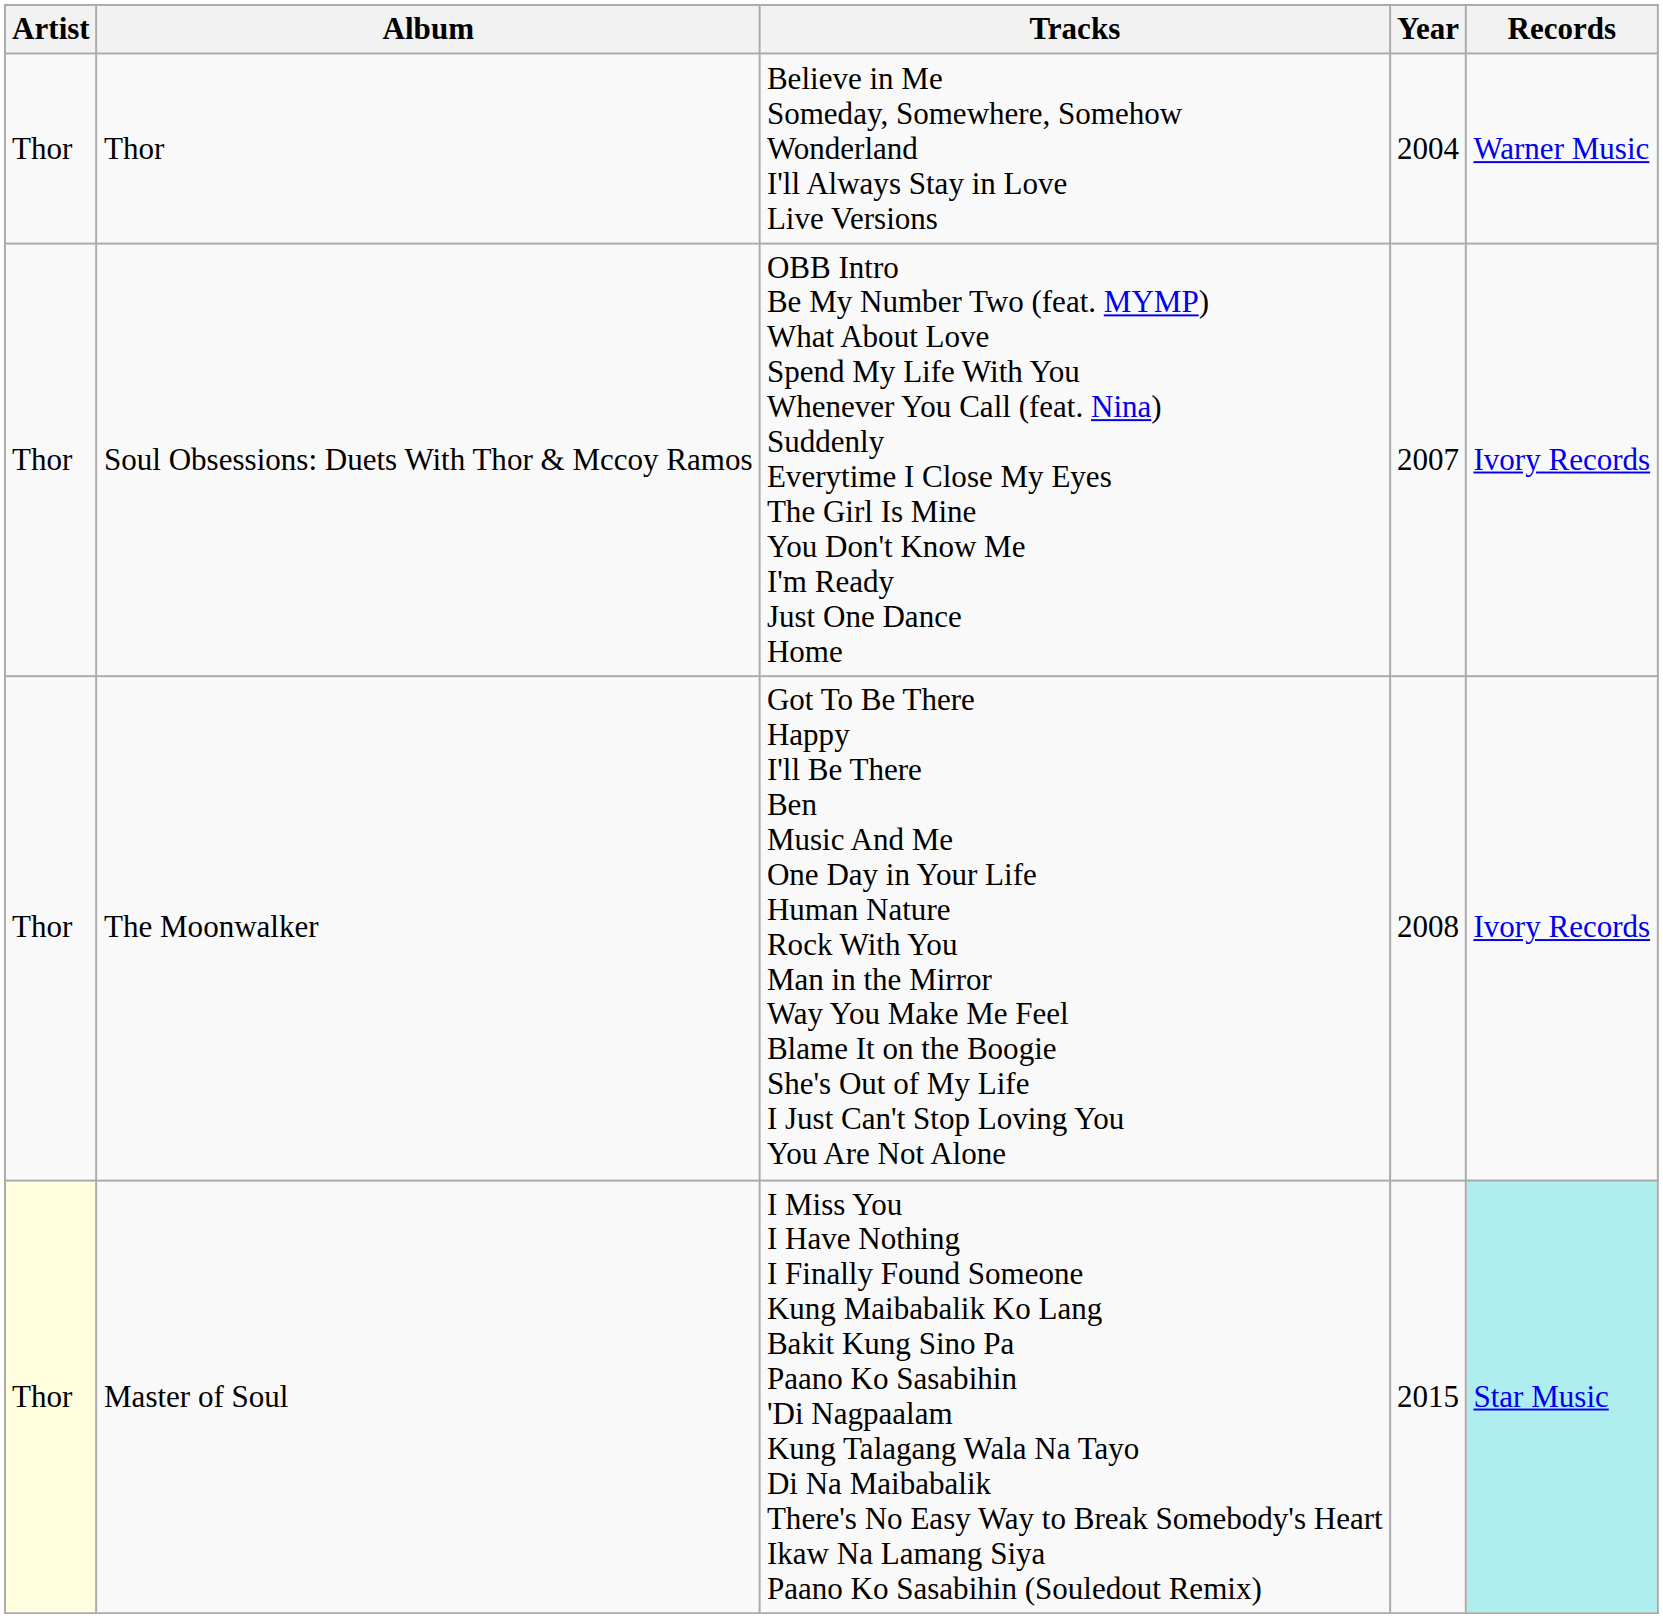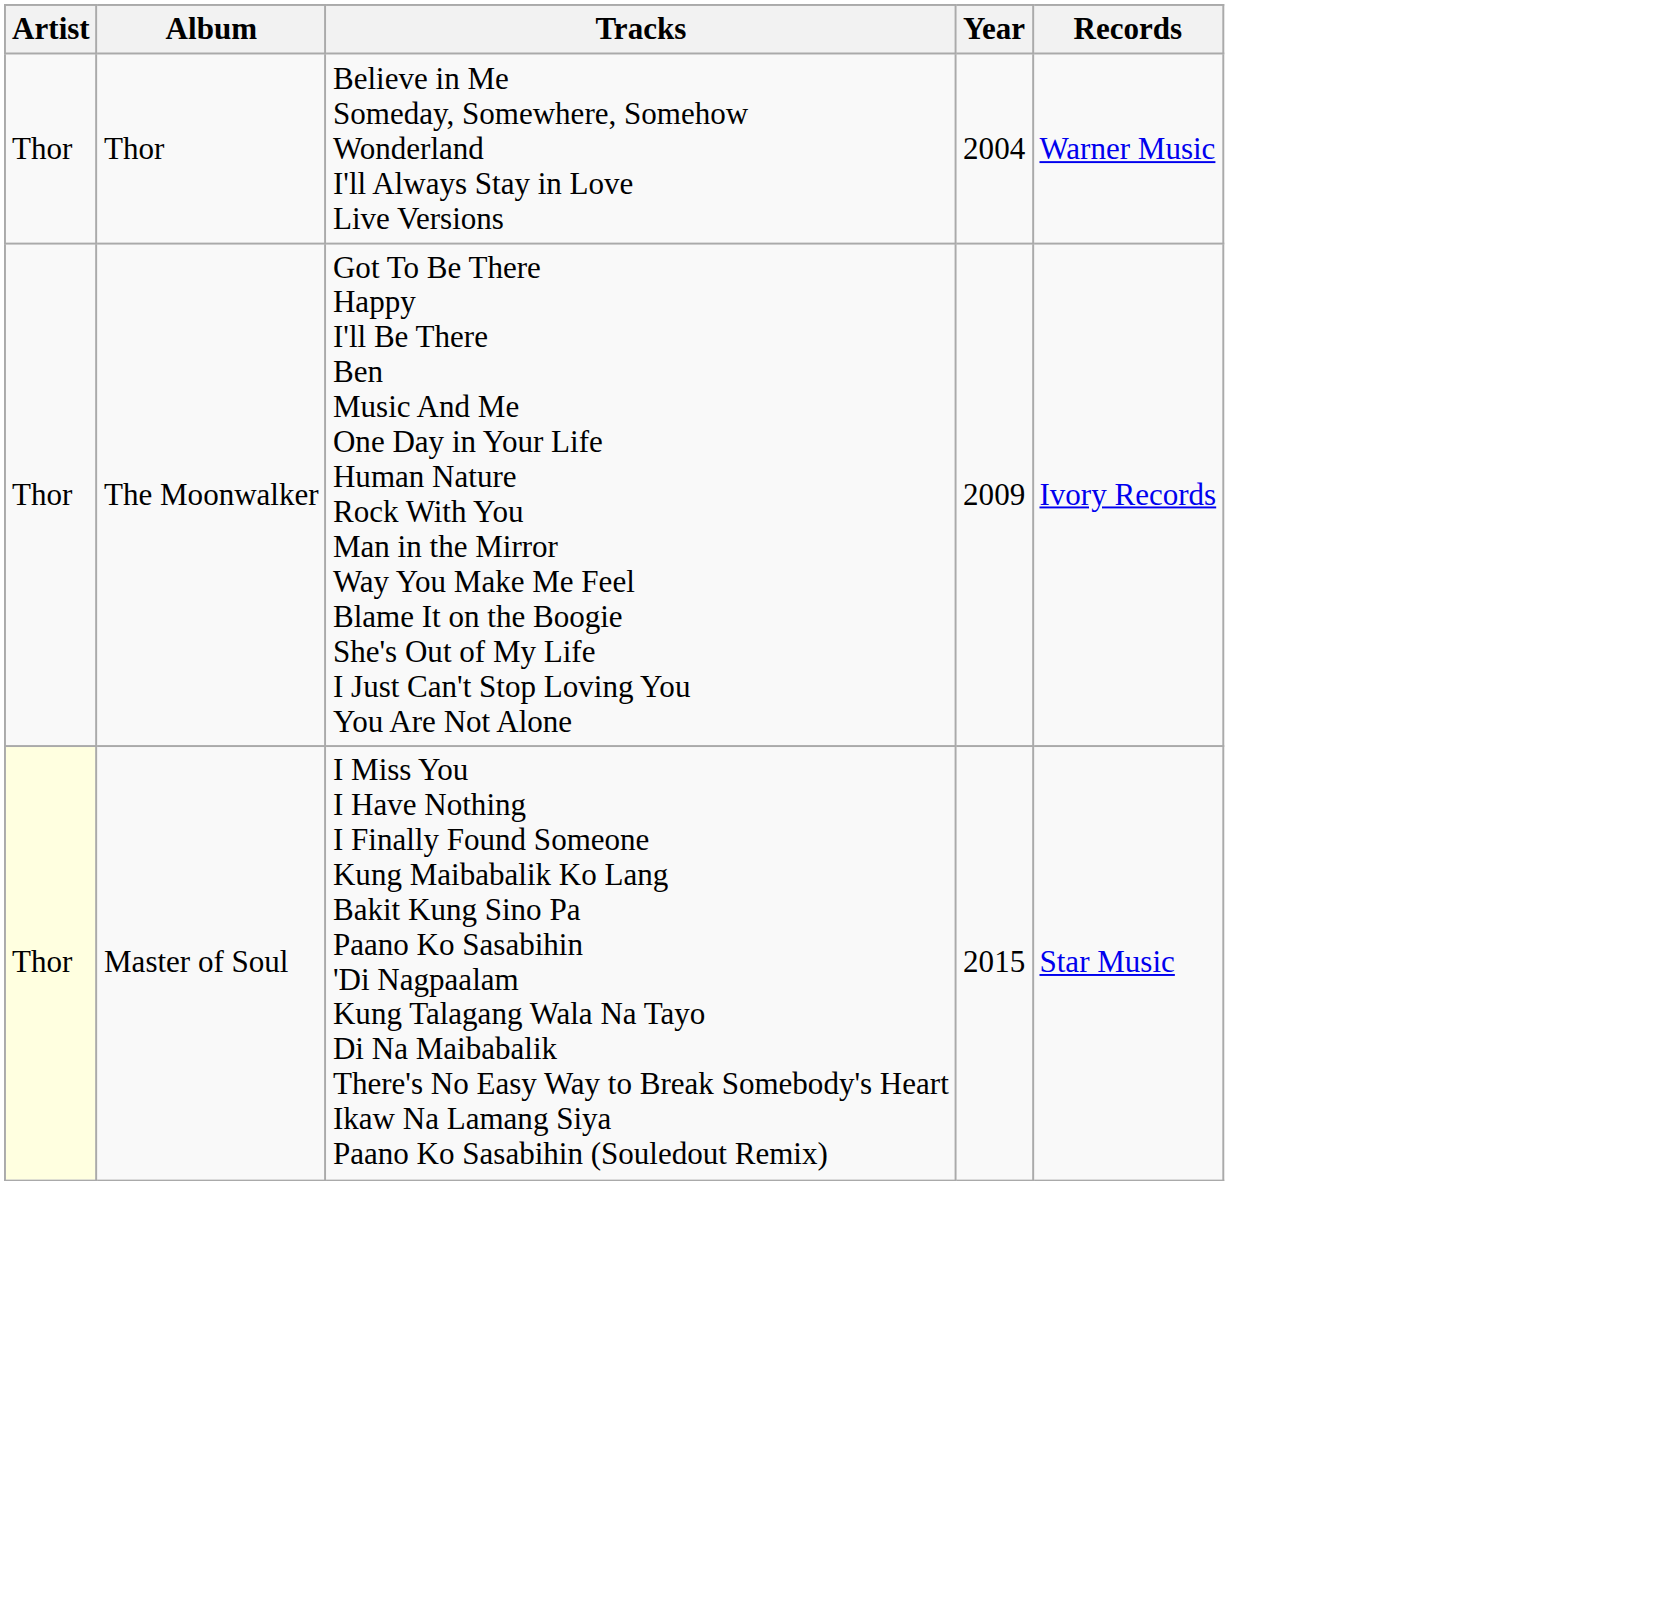- row: (428, 459)
(1428, 927) 2008 -> (994, 494) 2009
(1541, 1395) paleturquoise background -> (1107, 962) no background
